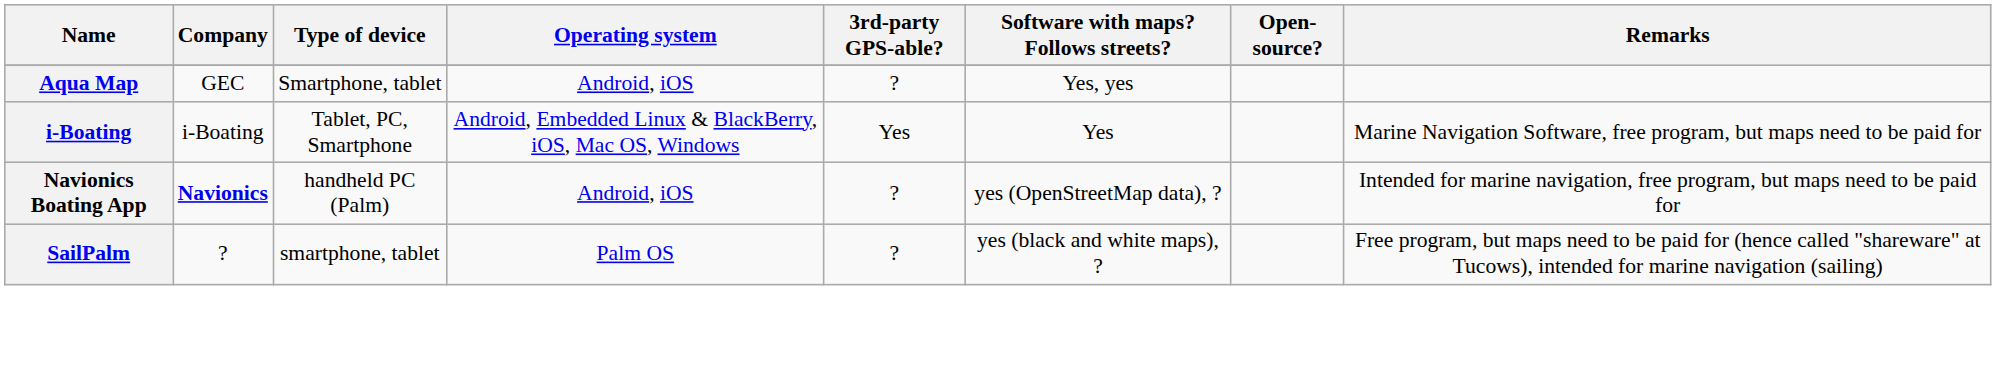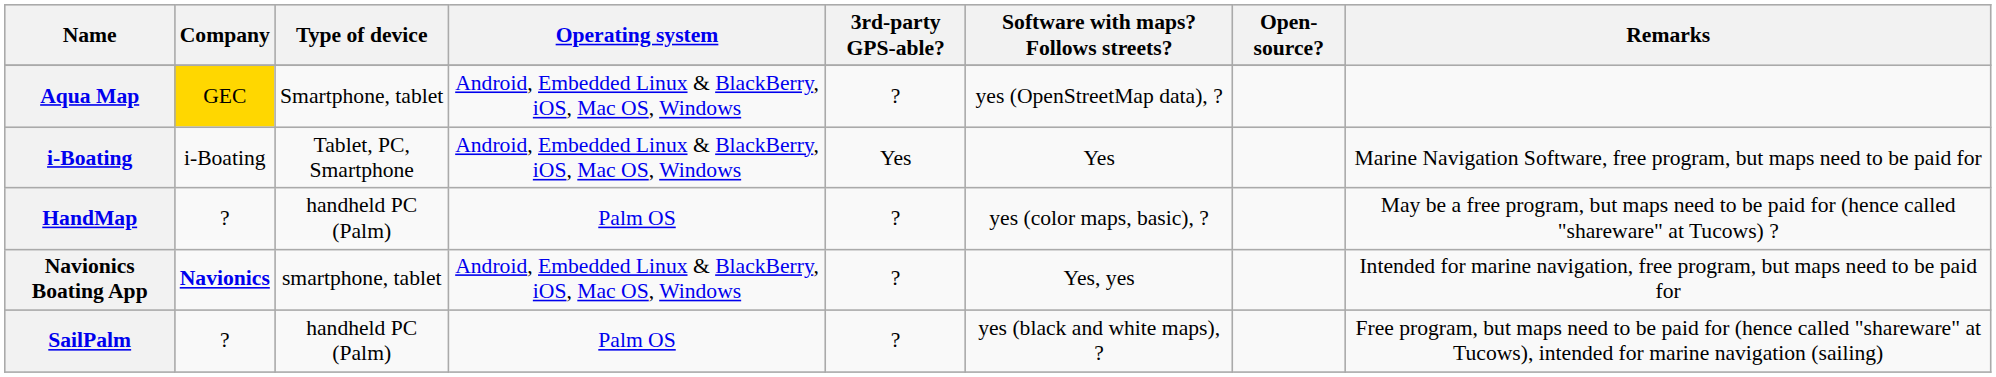(223, 83) no background -> (225, 95) gold background
(635, 83) Android, iOS -> (637, 95) Android, Embedded Linux & BlackBerry, iOS, Mac OS, Windows
(1098, 83) Yes, yes -> (1099, 95) yes (OpenStreetMap data), ?
+ row: (90, 217)
(360, 192) handheld PC (Palm) -> (362, 279) smartphone, tablet
(635, 192) Android, iOS -> (637, 279) Android, Embedded Linux & BlackBerry, iOS, Mac OS, Windows
(1098, 192) yes (OpenStreetMap data), ? -> (1099, 279) Yes, yes
(360, 253) smartphone, tablet -> (362, 340) handheld PC (Palm)
